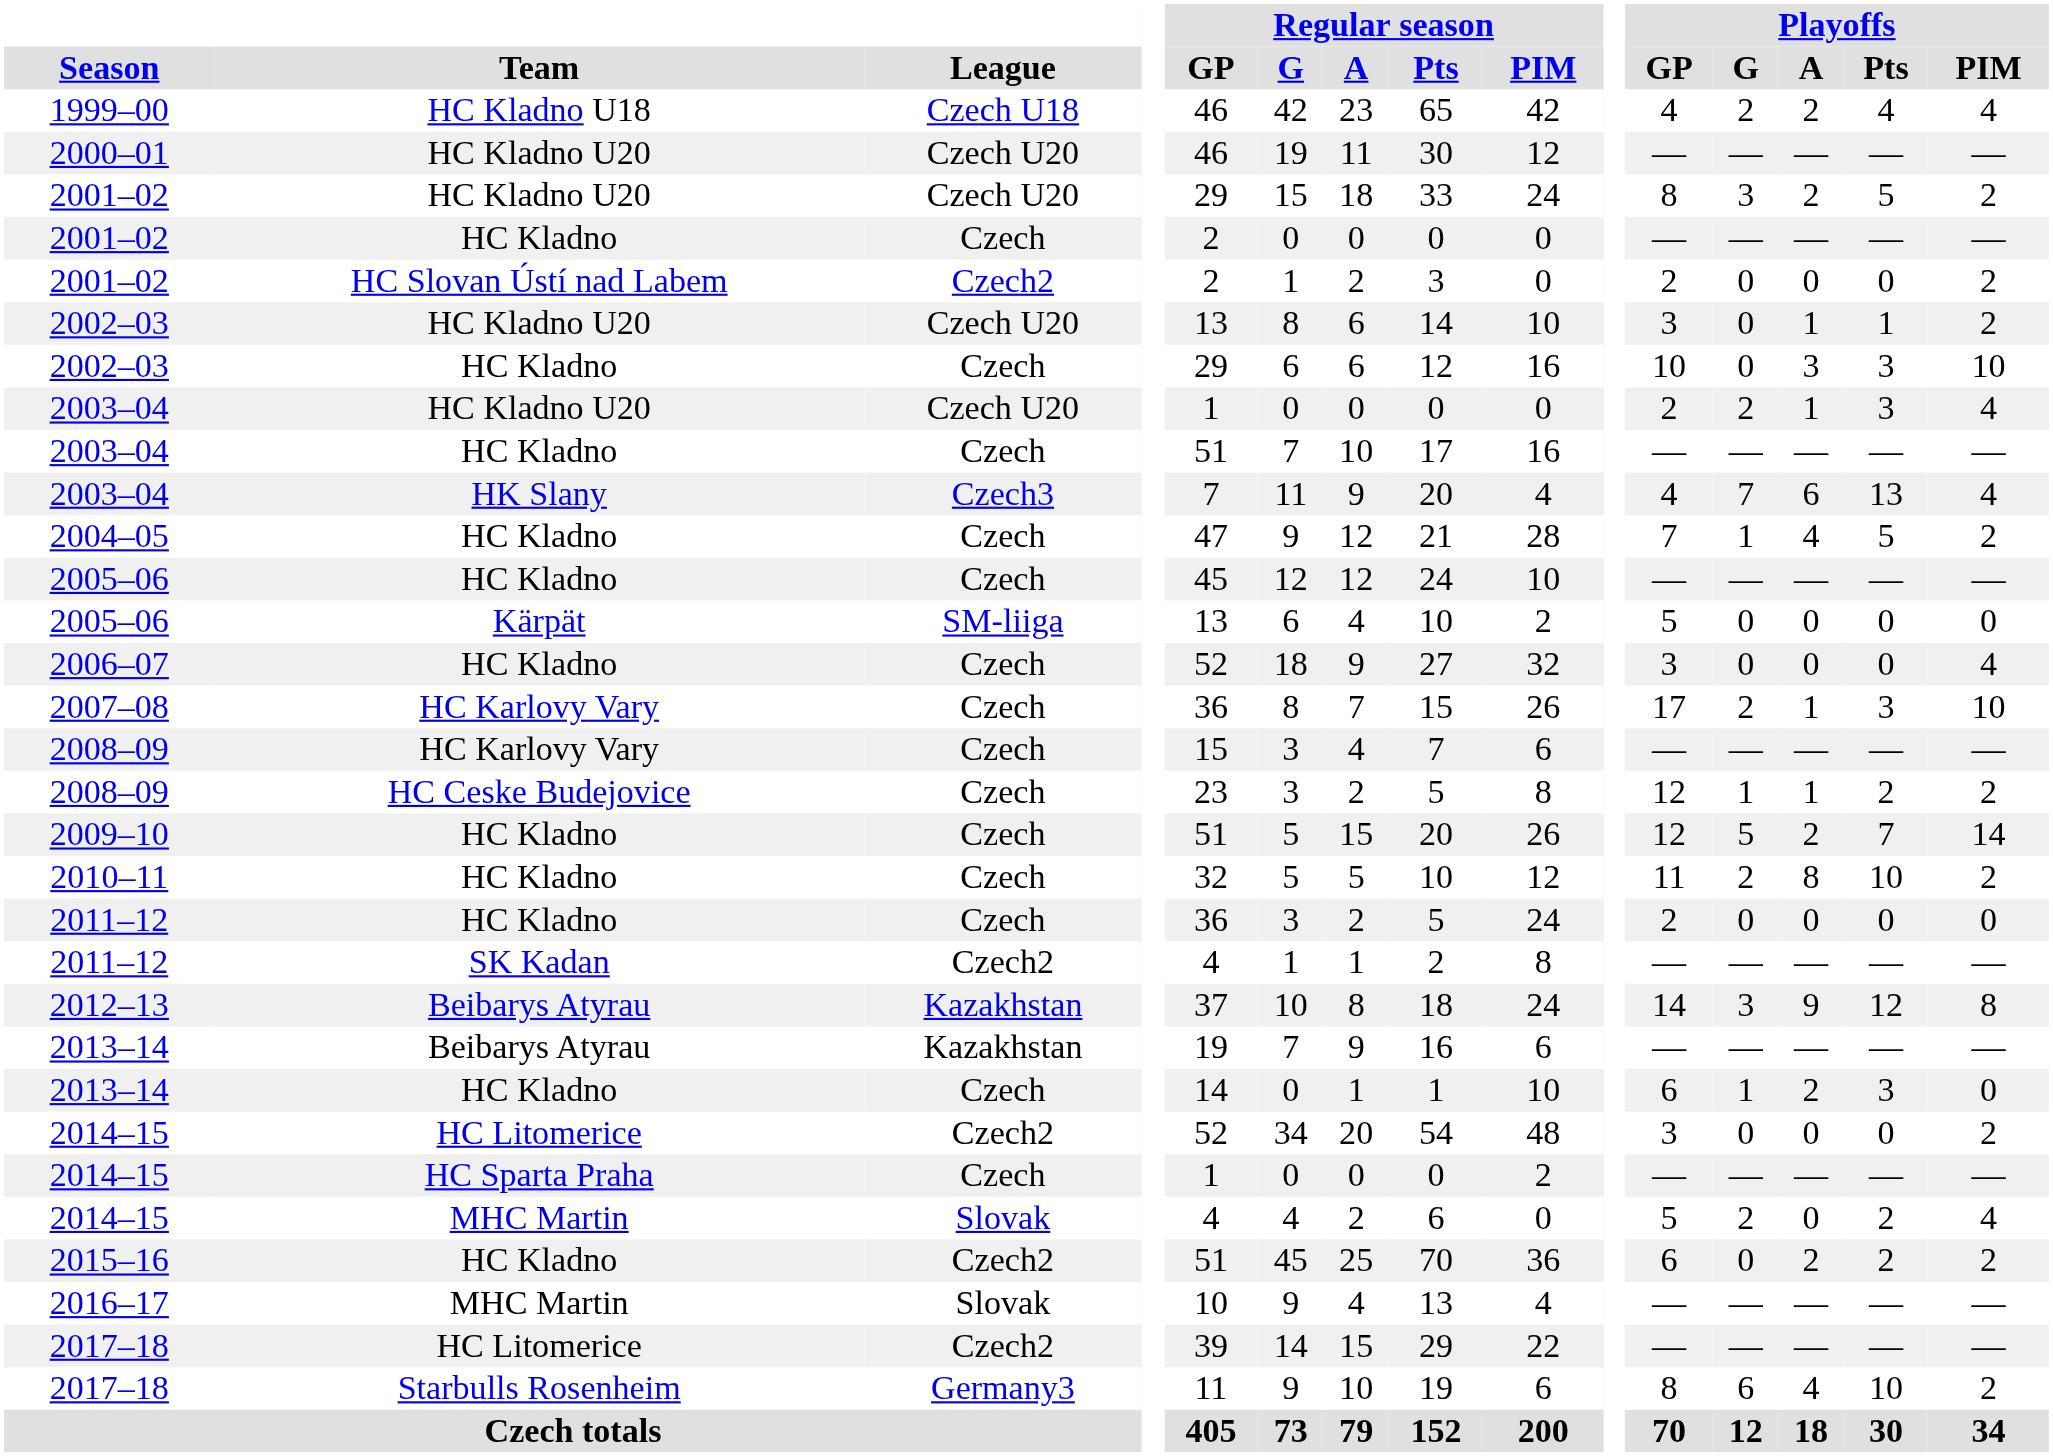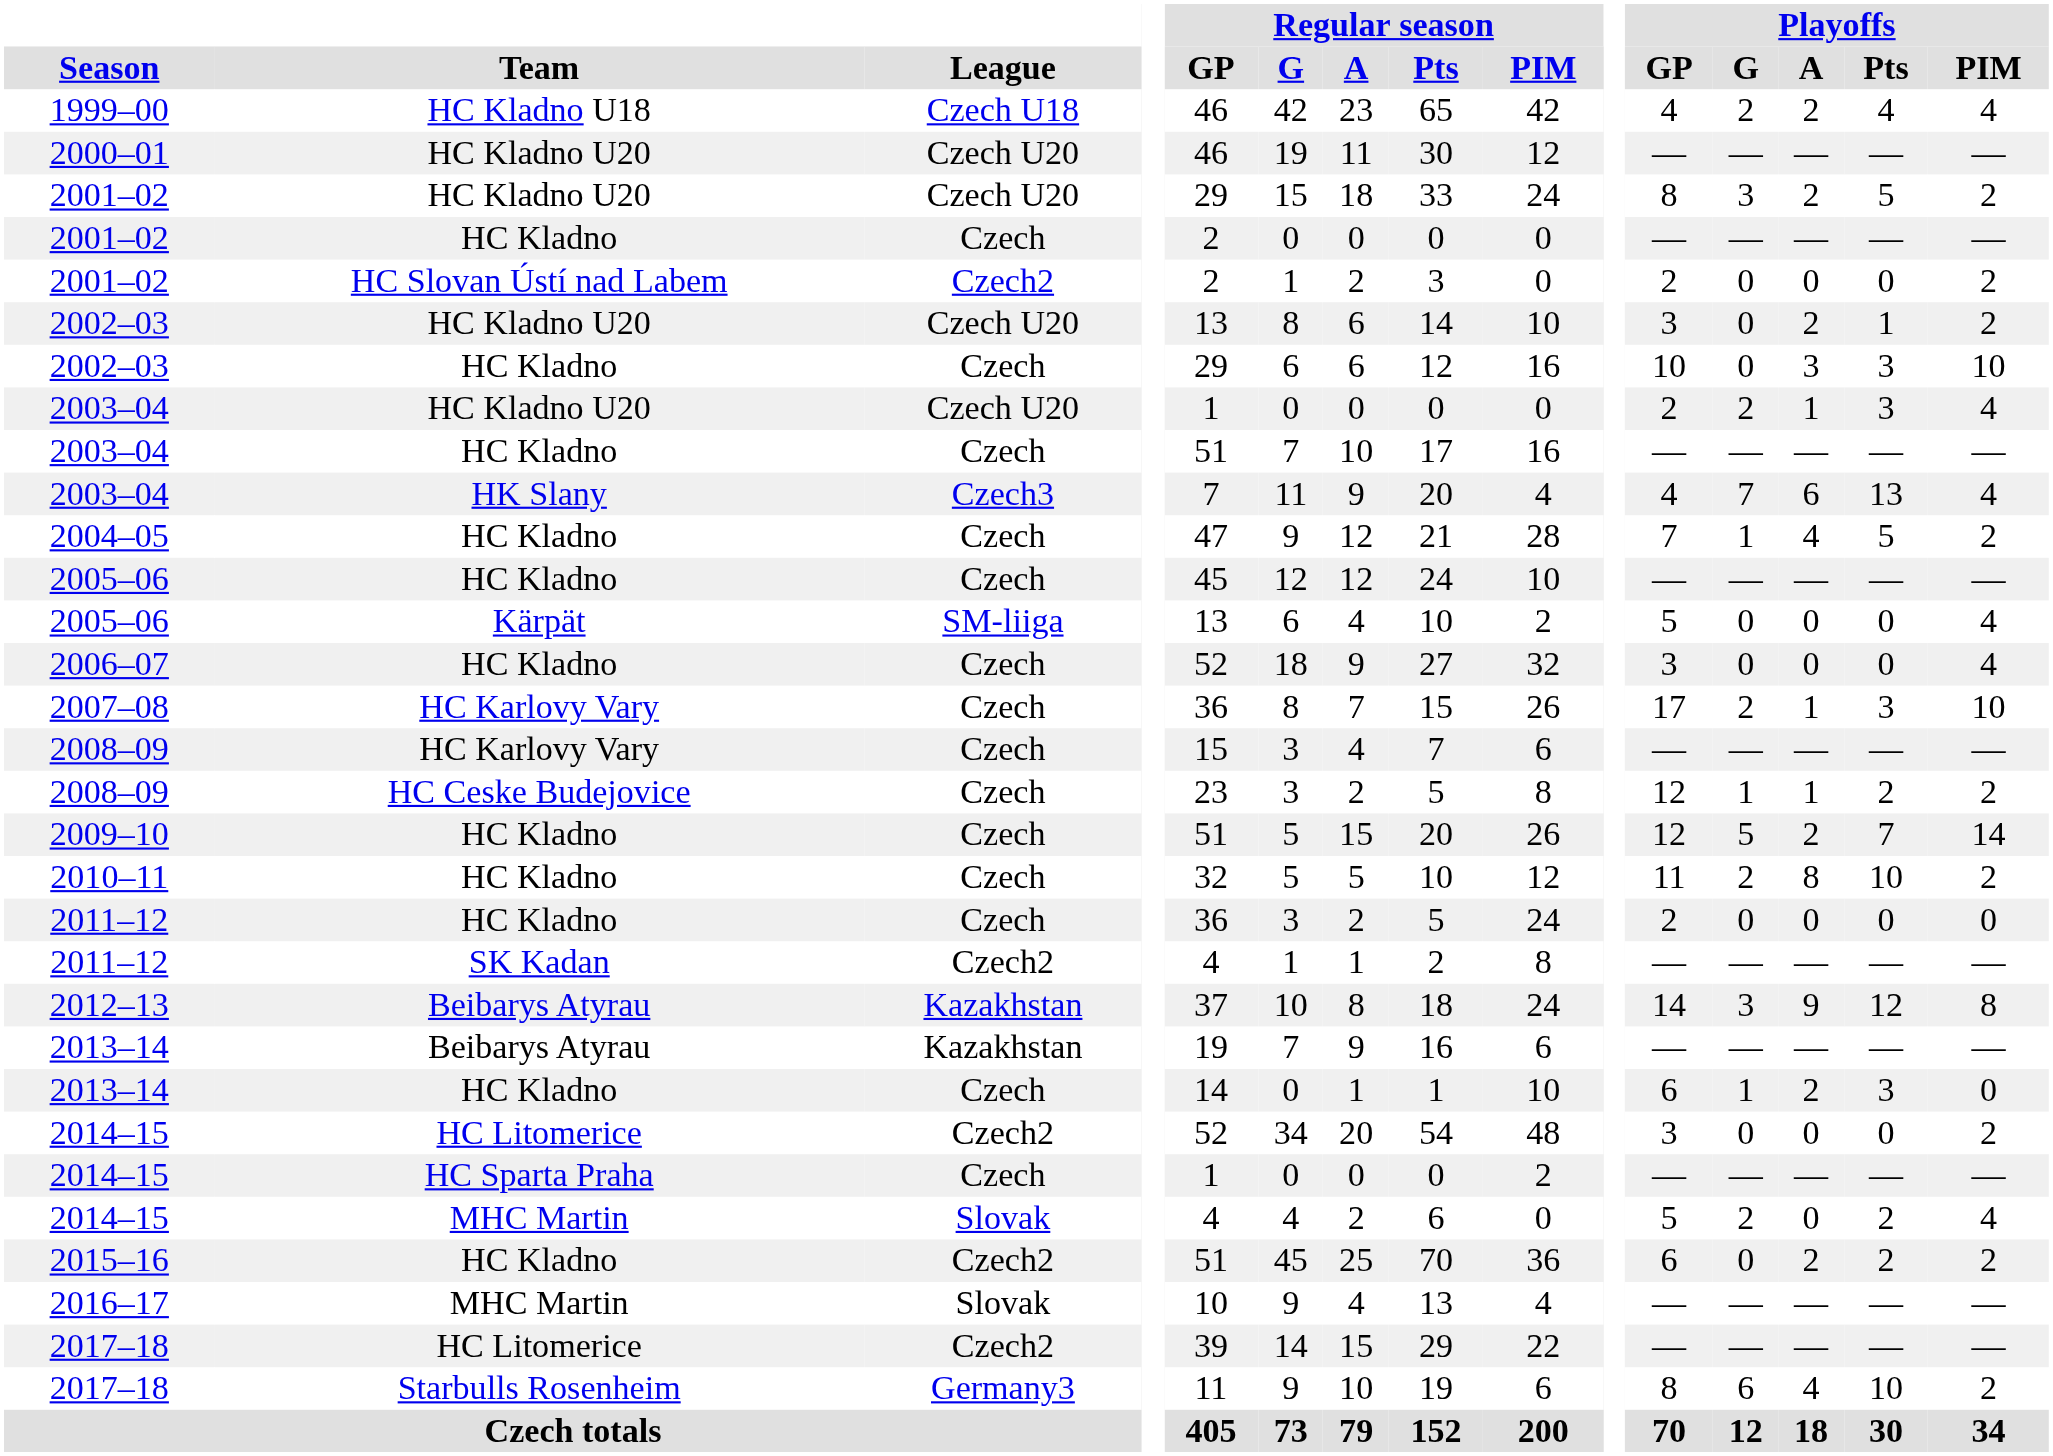(1811, 322) 1 -> (1811, 322) 2
(1989, 621) 0 -> (1989, 621) 4
